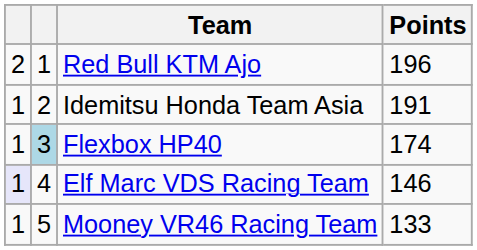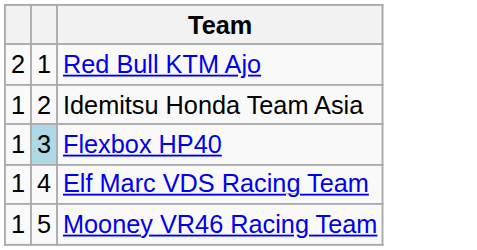- column: (428, 24)
(18, 184) lavender background -> (18, 184) no background
